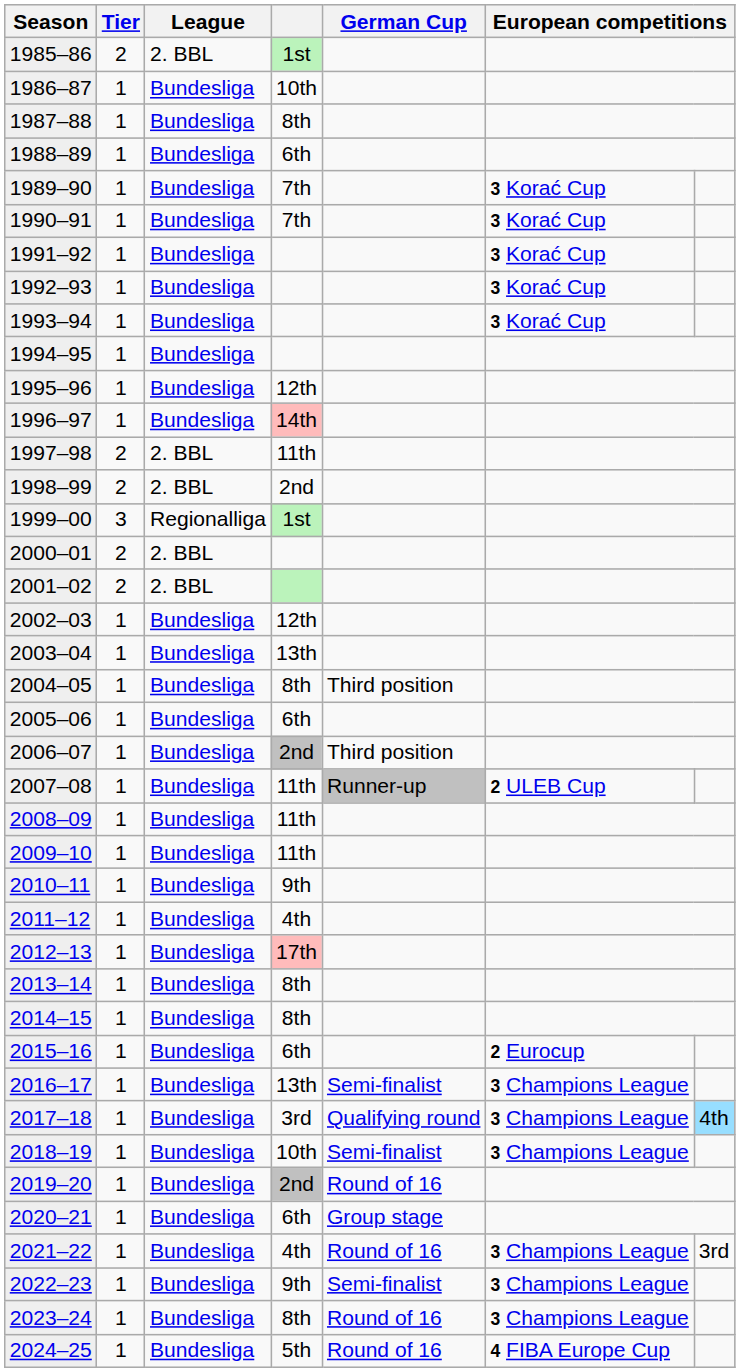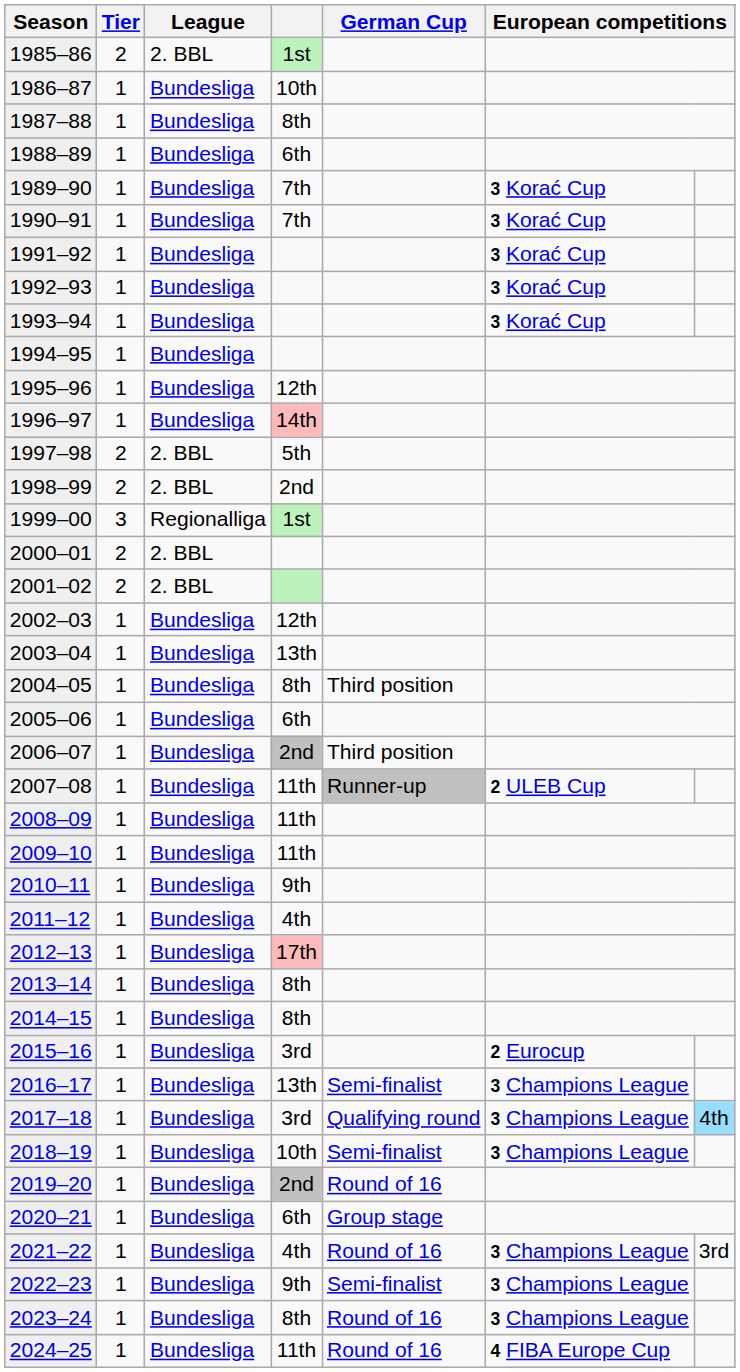(296, 453) 11th -> (296, 453) 5th
(296, 1051) 6th -> (296, 1051) 3rd
(296, 1350) 5th -> (296, 1350) 11th
